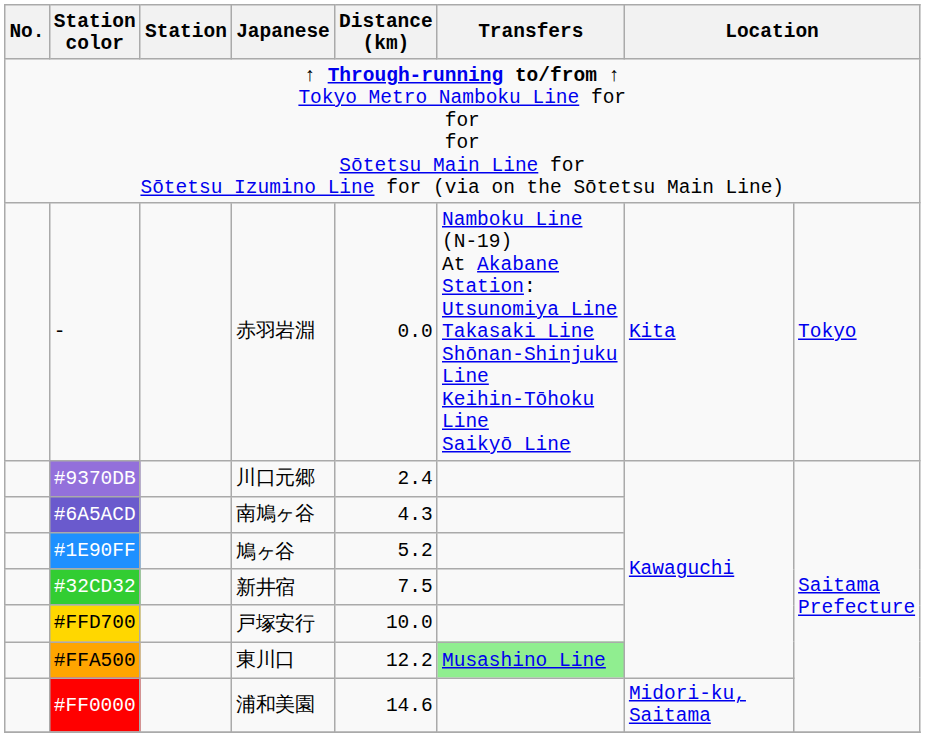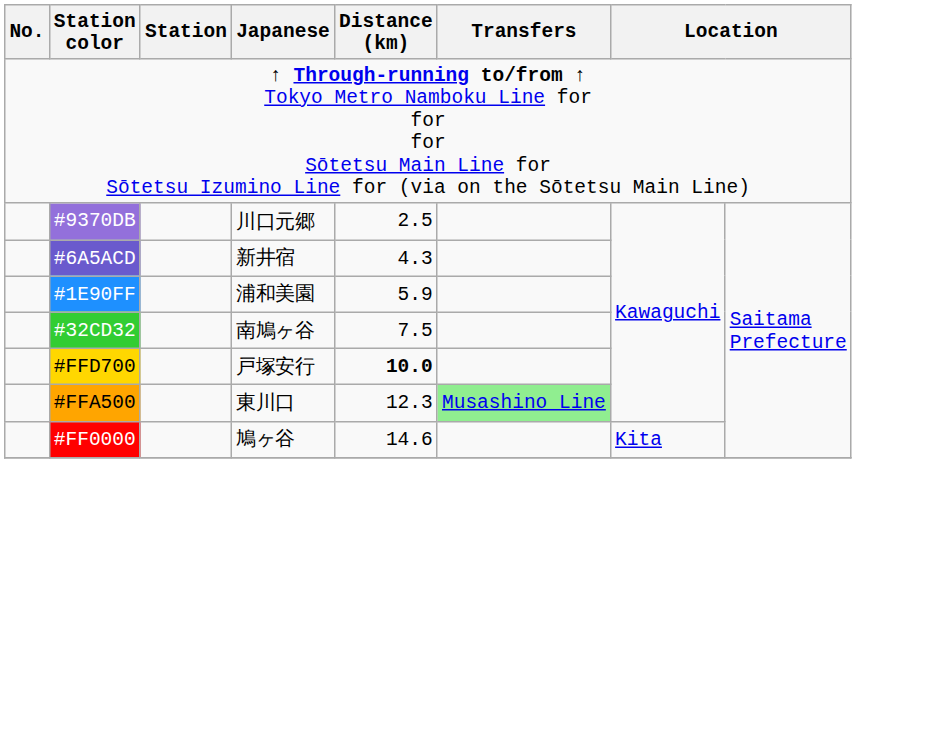- row: (60, 332)
(415, 478) 2.4 -> (415, 221) 2.5
(275, 515) 南鳩ヶ谷 -> (265, 258) 新井宿
(265, 552) 鳩ヶ谷 -> (275, 295) 浦和美園
(415, 551) 5.2 -> (415, 294) 5.9
(265, 588) 新井宿 -> (275, 331) 南鳩ヶ谷
(409, 623) normal -> (409, 367) bold
(409, 660) 12.2 -> (409, 403) 12.3
(275, 706) 浦和美園 -> (265, 440) 鳩ヶ谷
(687, 705) Midori-ku, Saitama -> (639, 439) Kita
